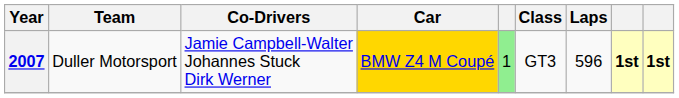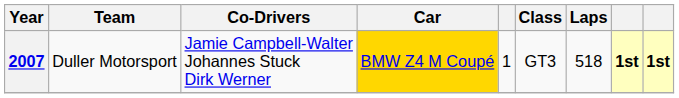(506, 62) lightgreen background -> (506, 62) no background
(589, 62) 596 -> (589, 62) 518
